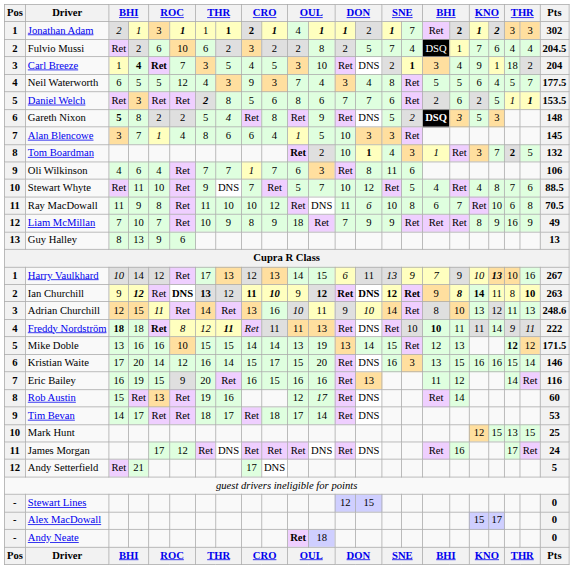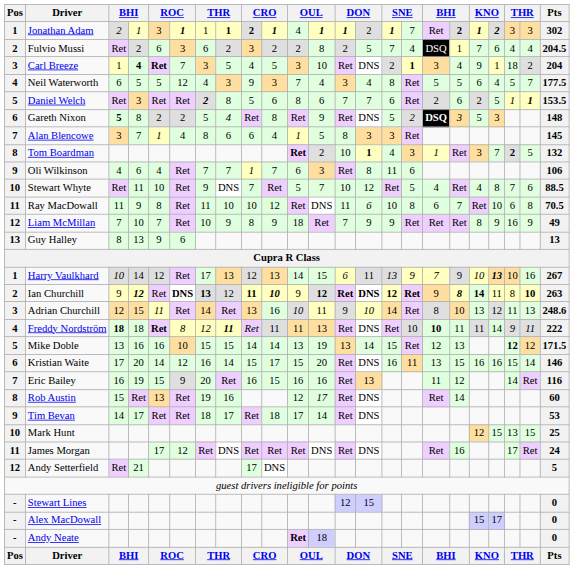(183, 47) 10 -> (183, 47) 3
(345, 135) 10 -> (345, 135) 8
(412, 362) 3 -> (412, 362) 11
